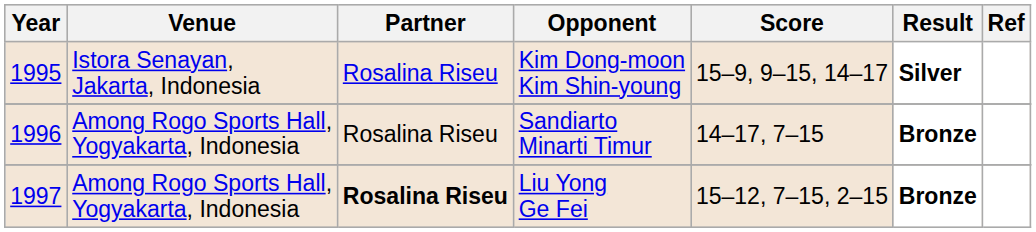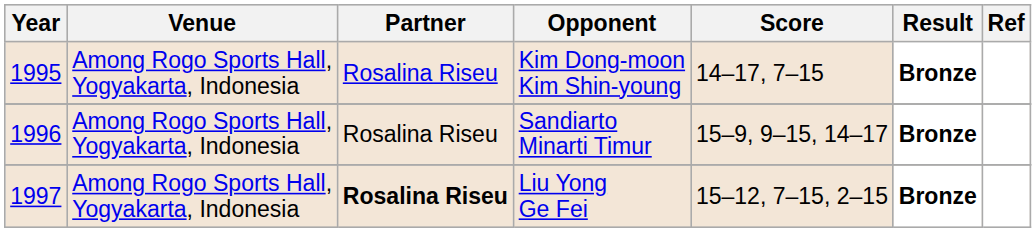(166, 73) Istora Senayan, Jakarta, Indonesia -> (202, 73) Among Rogo Sports Hall, Yogyakarta, Indonesia
(792, 73) 15–9, 9–15, 14–17 -> (760, 73) 14–17, 7–15
(930, 73) Silver -> (938, 73) Bronze
(760, 135) 14–17, 7–15 -> (792, 135) 15–9, 9–15, 14–17
